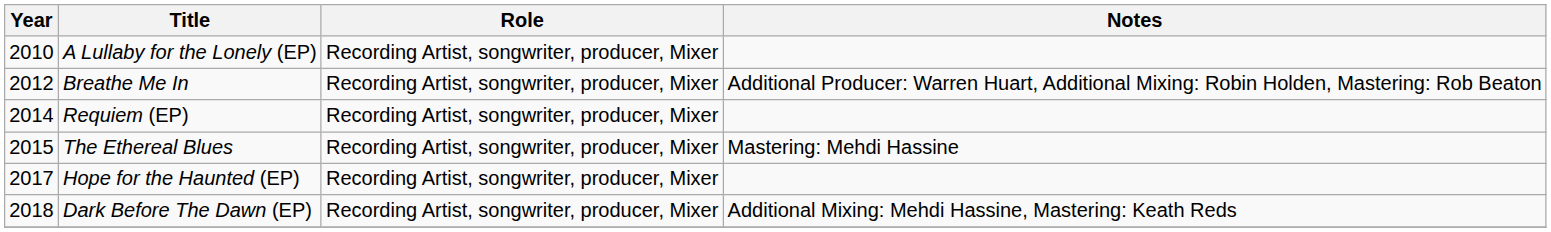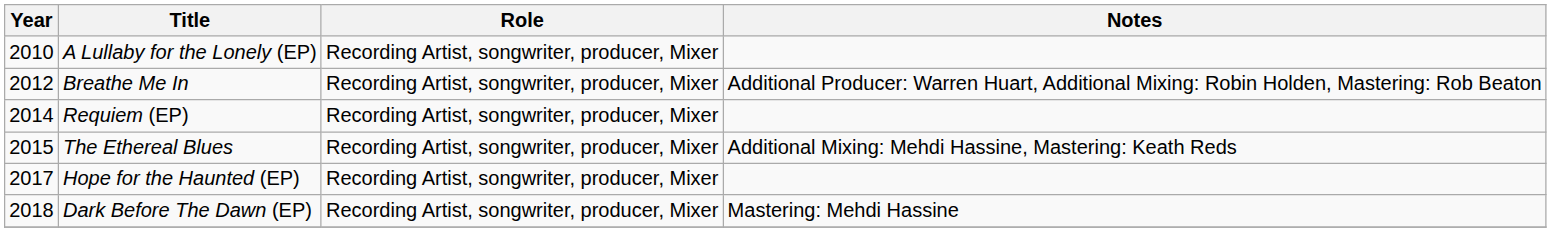(843, 147) Mastering: Mehdi Hassine -> (982, 147) Additional Mixing: Mehdi Hassine, Mastering: Keath Reds
(982, 210) Additional Mixing: Mehdi Hassine, Mastering: Keath Reds -> (843, 210) Mastering: Mehdi Hassine
